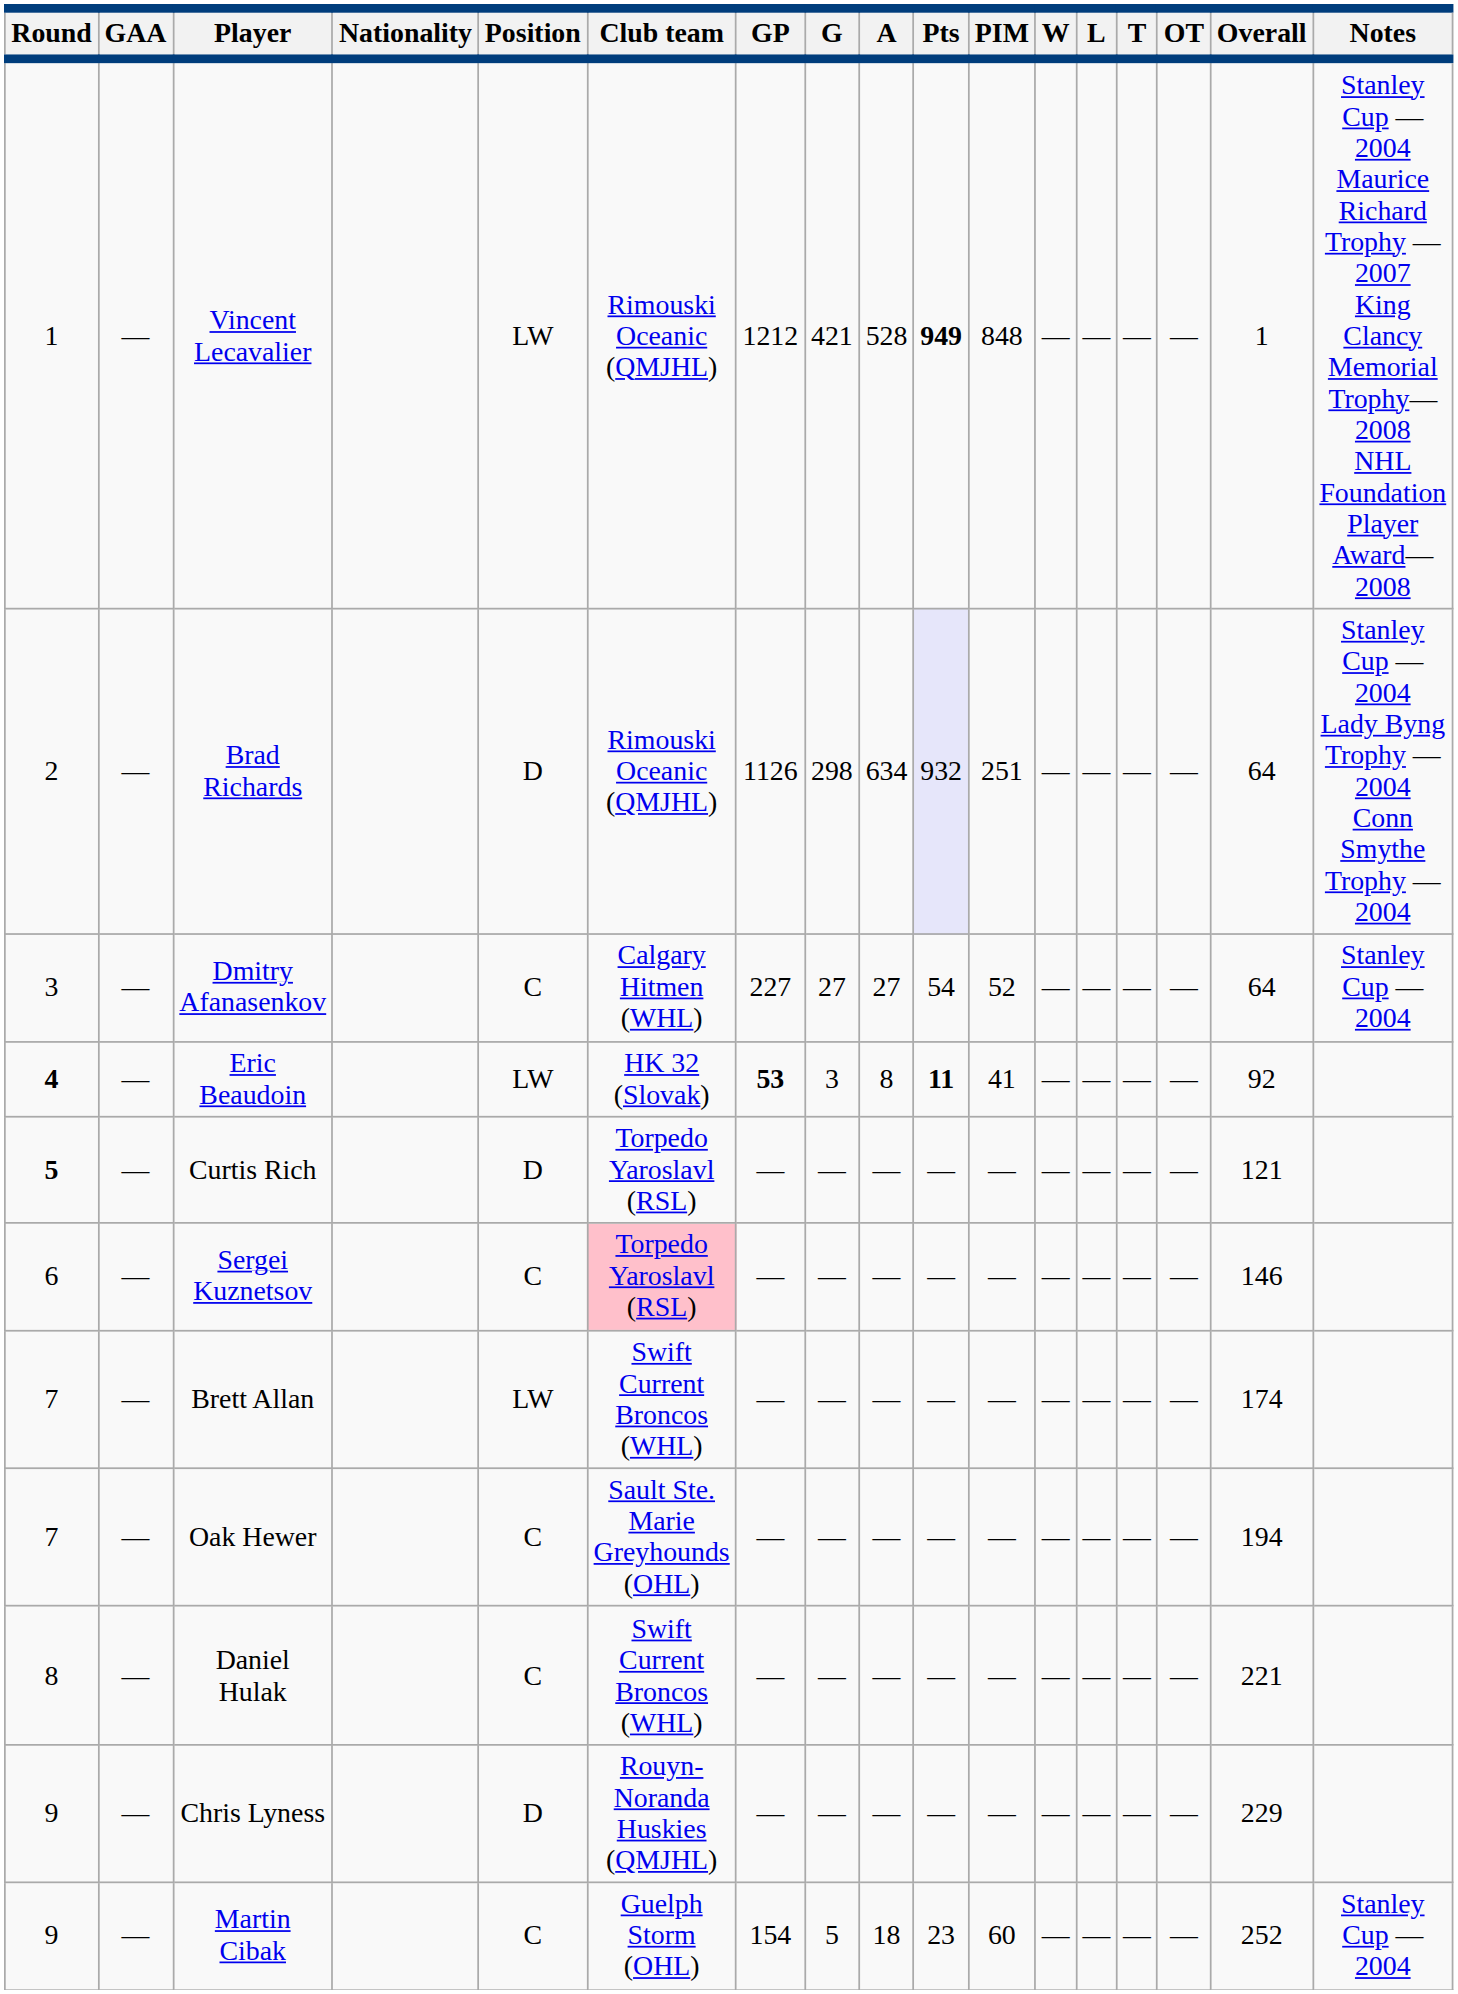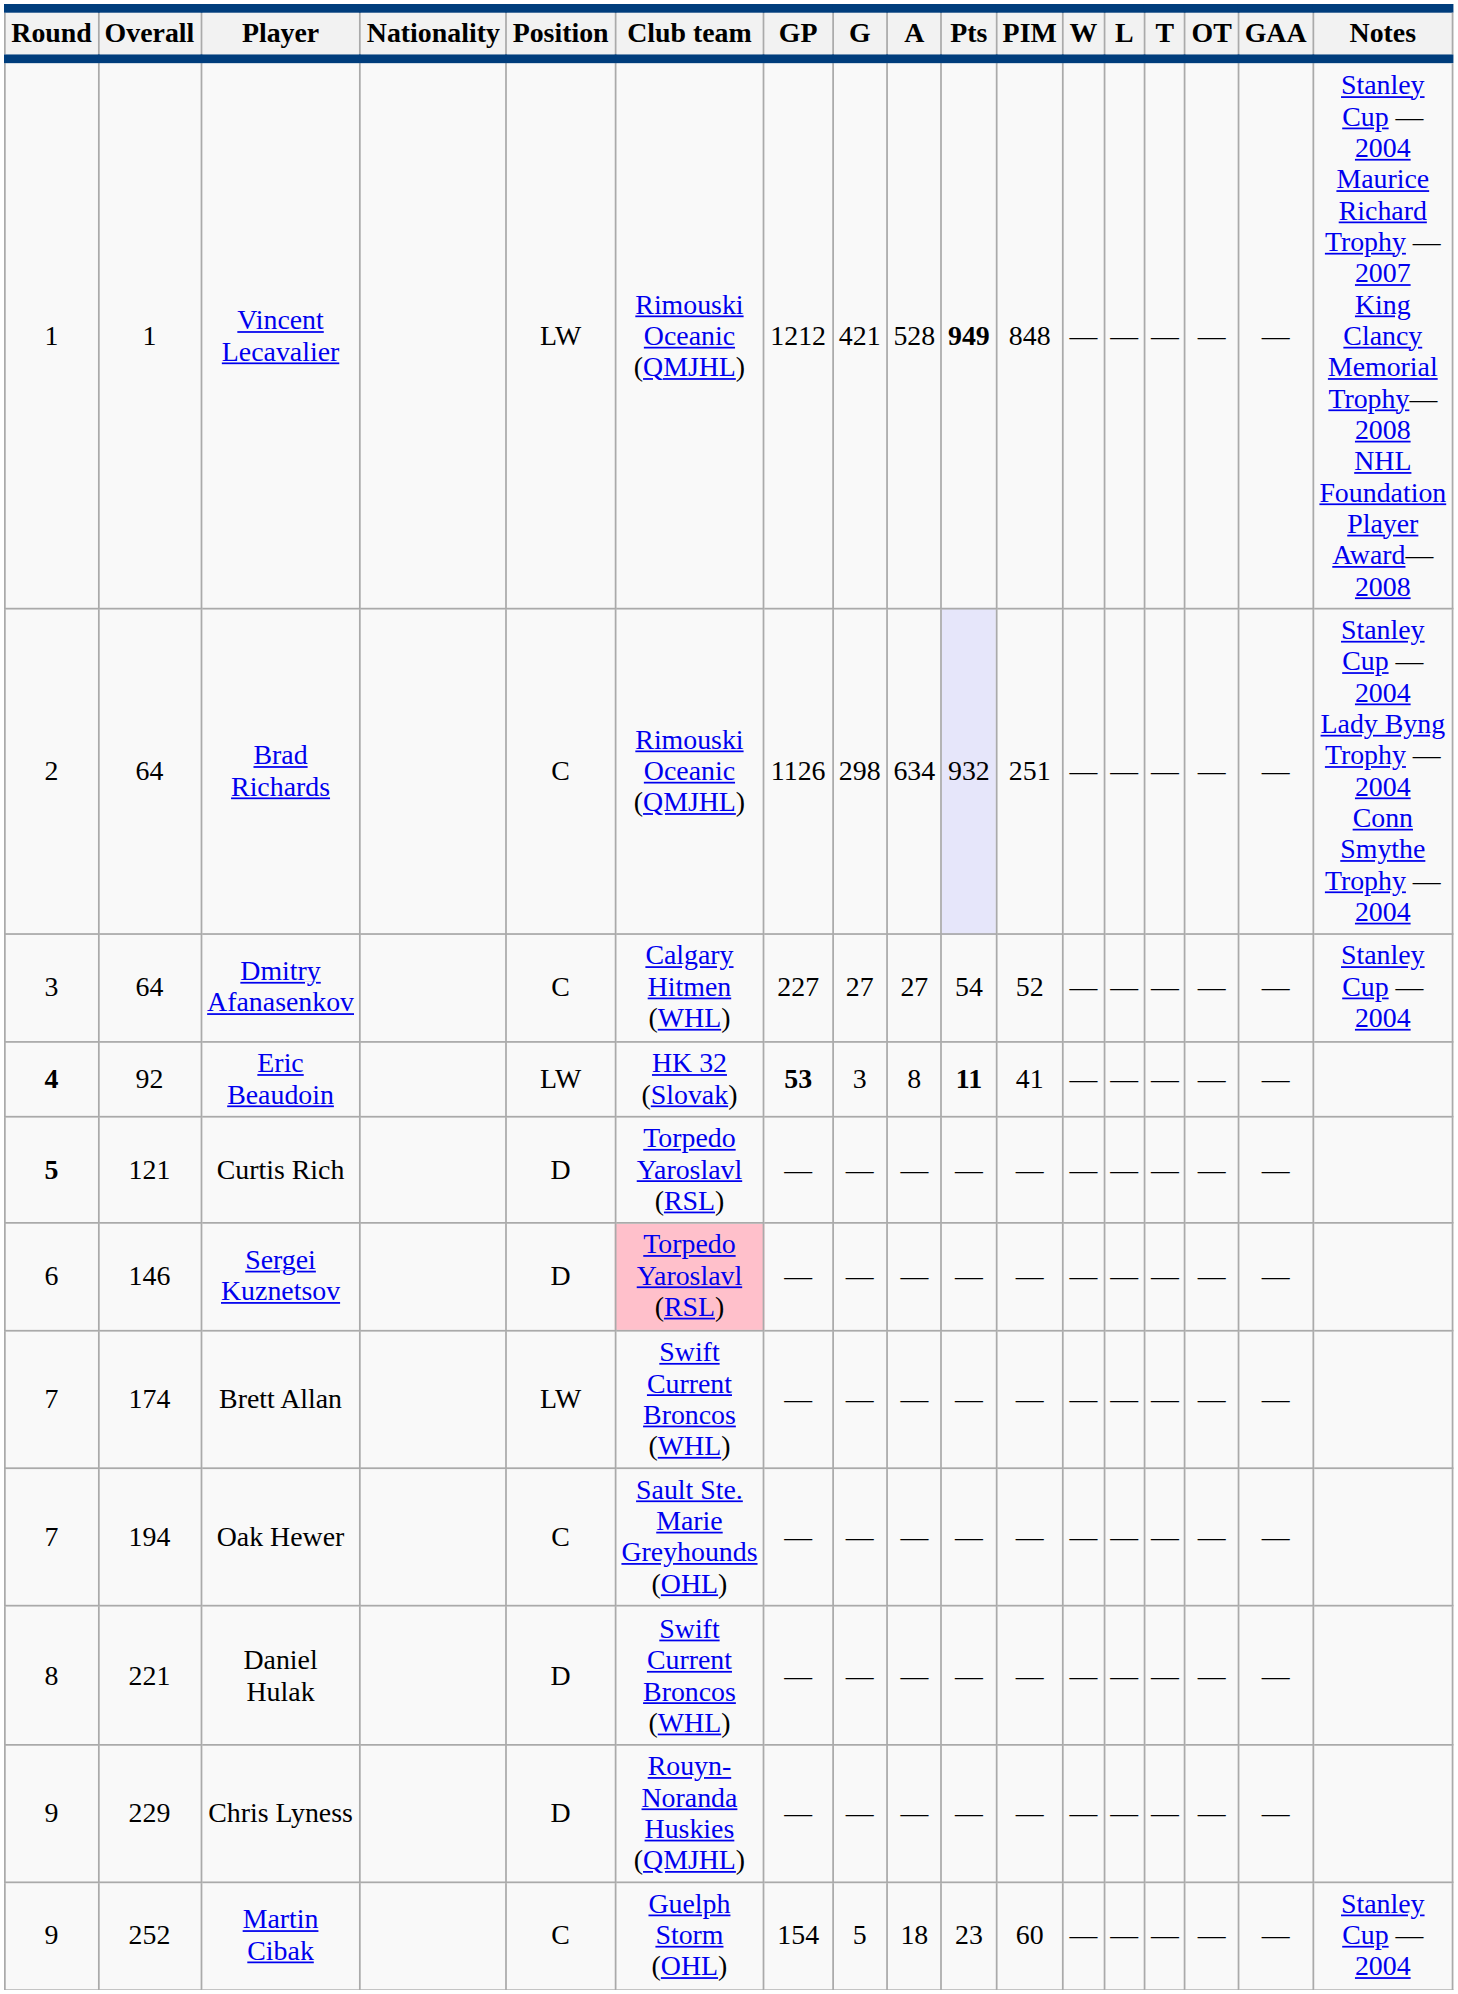columns swapped: (1262, 33) <-> (136, 33)
(533, 770) D -> (561, 770) C
(533, 1276) C -> (561, 1276) D
(533, 1675) C -> (561, 1675) D
